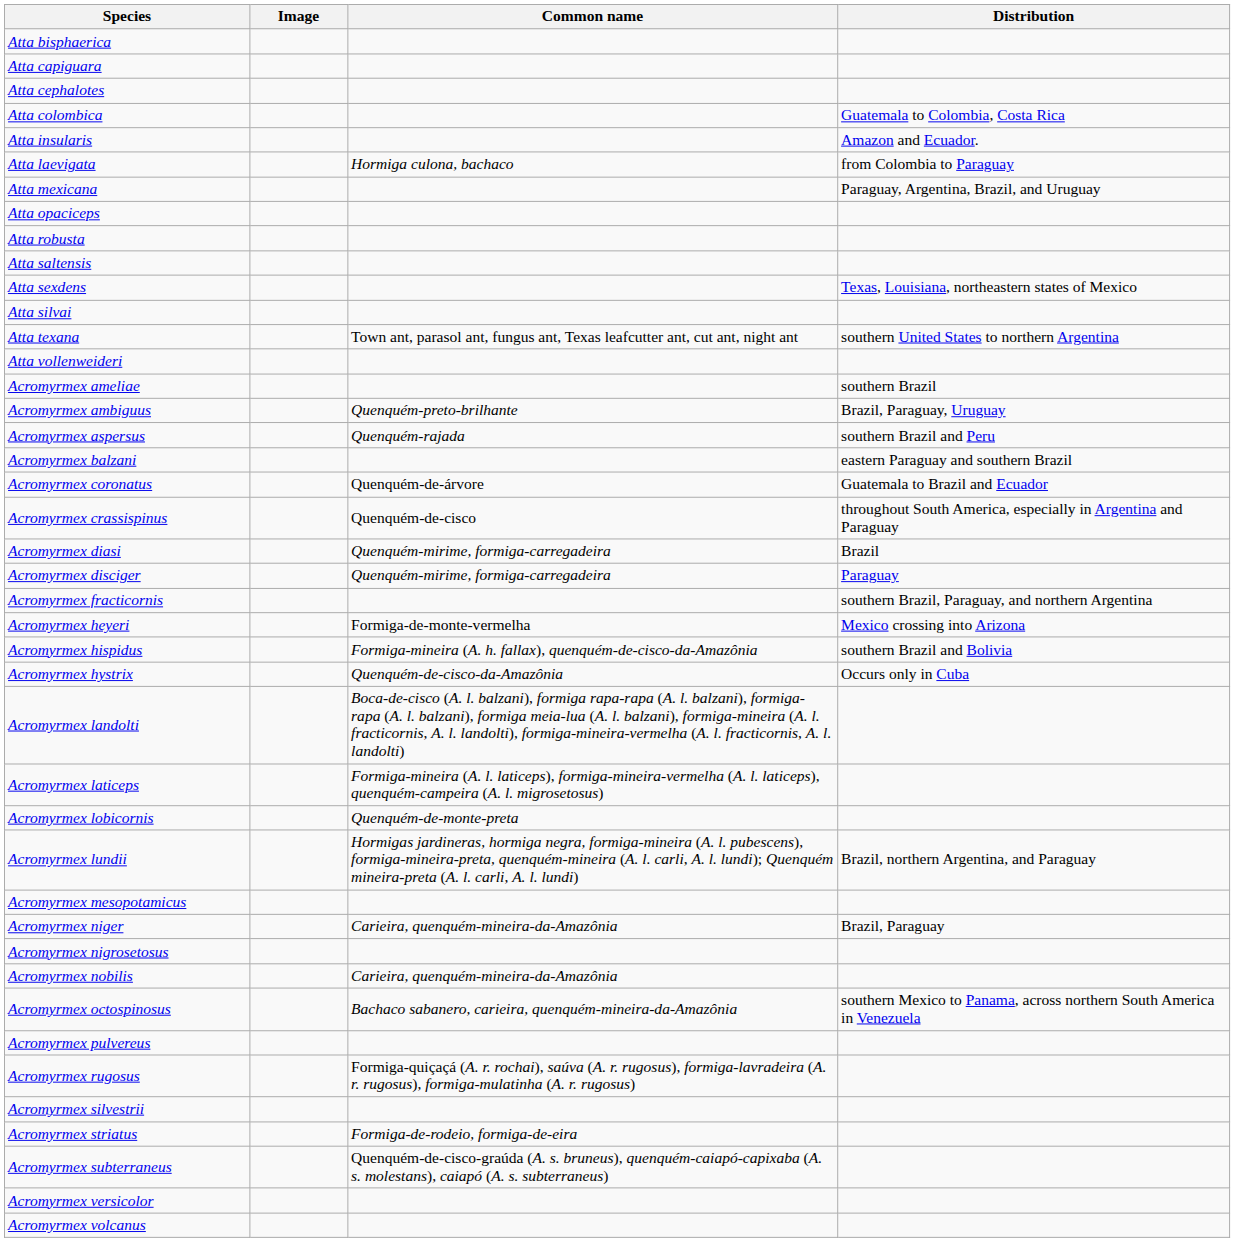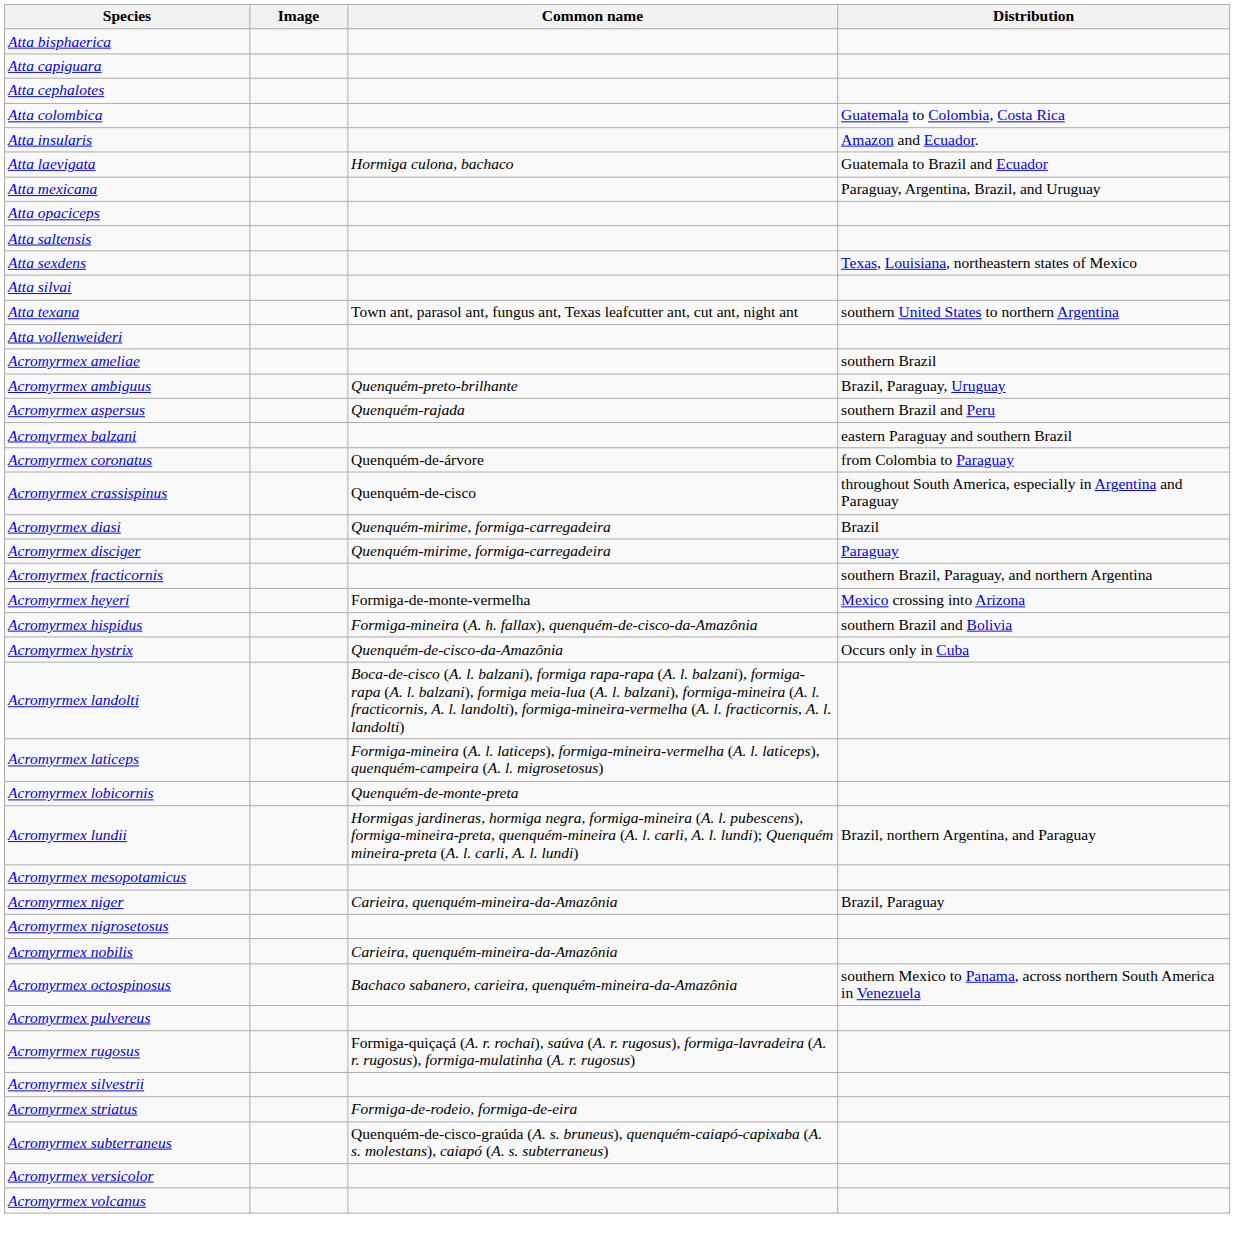(928, 164) from Colombia to Paraguay -> (945, 164) Guatemala to Brazil and Ecuador
- row: (46, 238)
(945, 484) Guatemala to Brazil and Ecuador -> (928, 459) from Colombia to Paraguay
